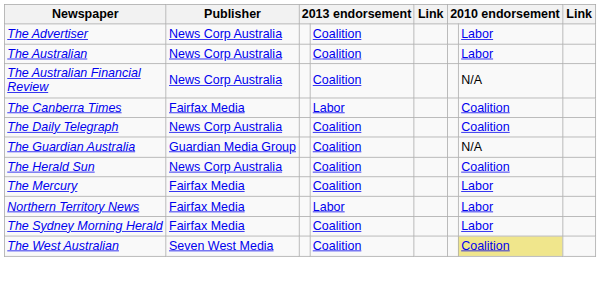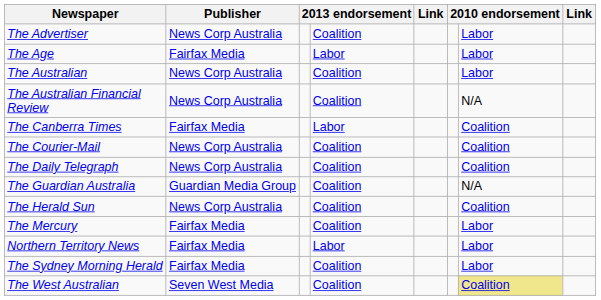+ row: (31, 53)
+ row: (54, 147)
